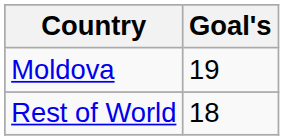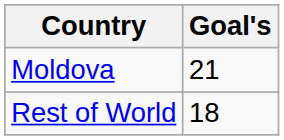(204, 69) 19 -> (204, 69) 21
